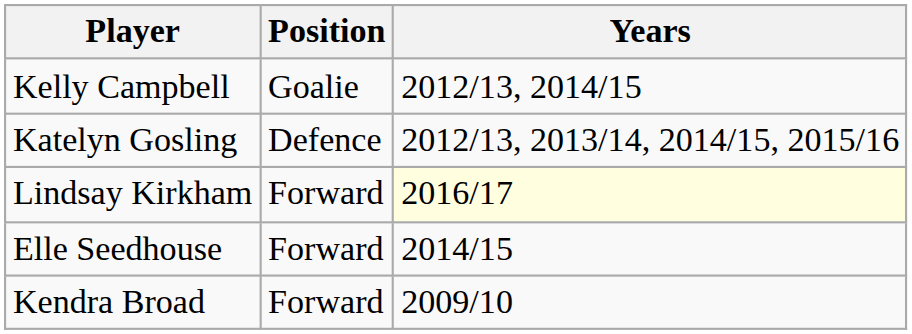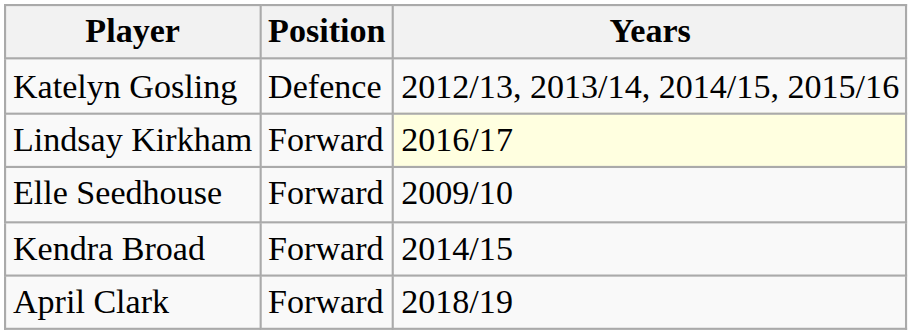- row: (121, 85)
(457, 247) 2014/15 -> (457, 193) 2009/10
(457, 301) 2009/10 -> (457, 247) 2014/15
+ row: (91, 301)
